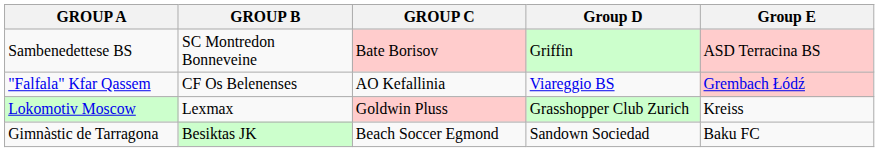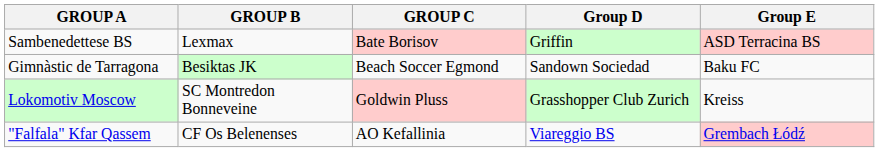(228, 50) SC Montredon Bonneveine -> (208, 41) Lexmax
rows swapped: (79, 84) <-> (83, 134)
(208, 109) Lexmax -> (228, 100) SC Montredon Bonneveine
